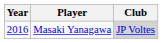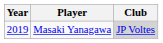(18, 30) 2016 -> (18, 30) 2019
